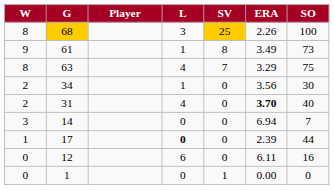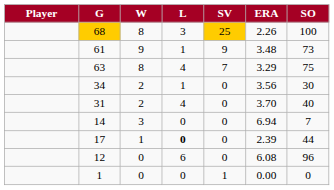columns swapped: (125, 13) <-> (25, 13)
(225, 49) 8 -> (225, 49) 9
(266, 49) 3.49 -> (266, 49) 3.48
(266, 103) bold -> (266, 103) normal
(266, 157) 6.11 -> (266, 157) 6.08
(308, 157) 16 -> (308, 157) 96
